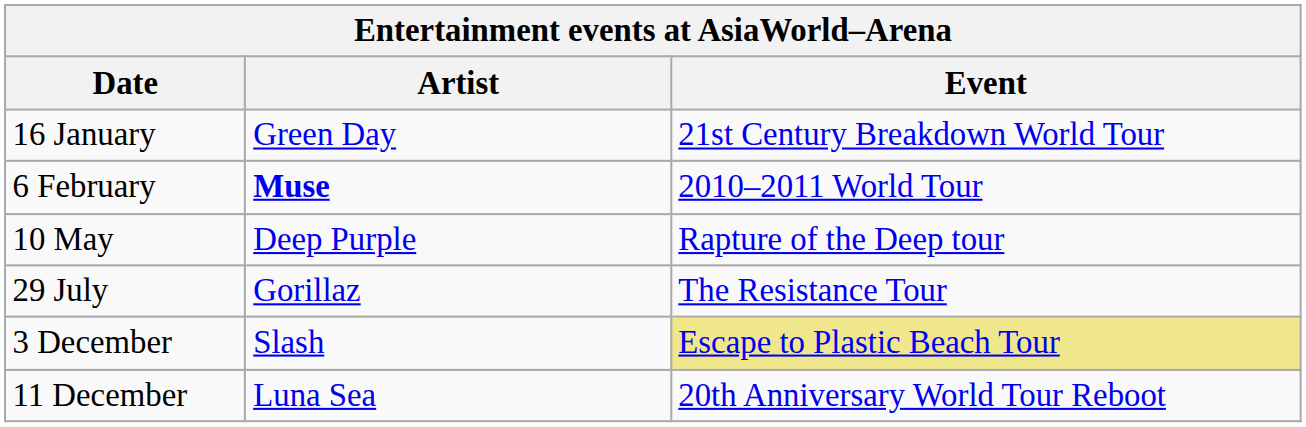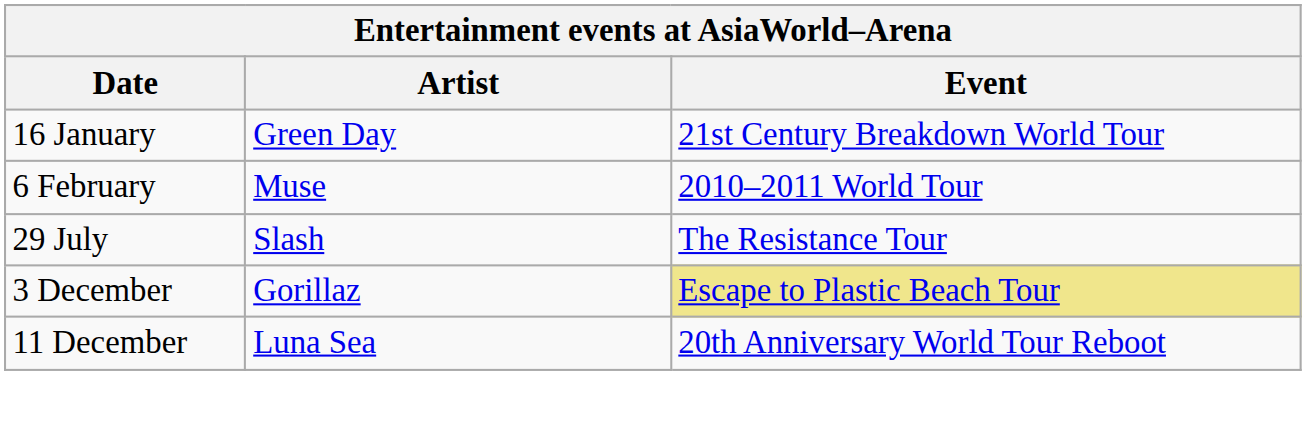(291, 186) bold -> (290, 186) normal
- row: (63, 238)
(307, 290) Gorillaz -> (289, 238) Slash
(289, 342) Slash -> (307, 290) Gorillaz
